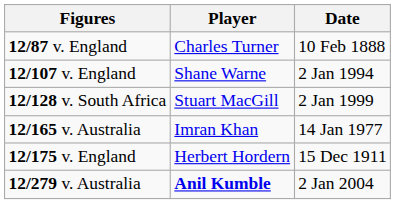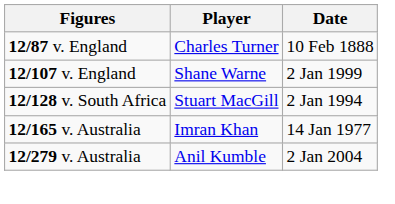(336, 73) 2 Jan 1994 -> (324, 73) 2 Jan 1999
(336, 101) 2 Jan 1999 -> (324, 101) 2 Jan 1994
- row: (72, 156)
(223, 184) bold -> (220, 156) normal
